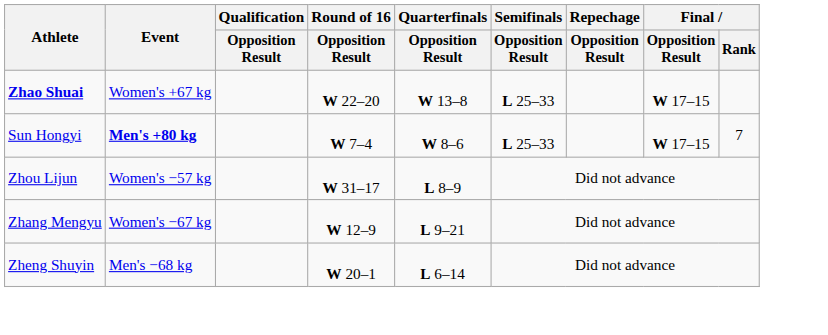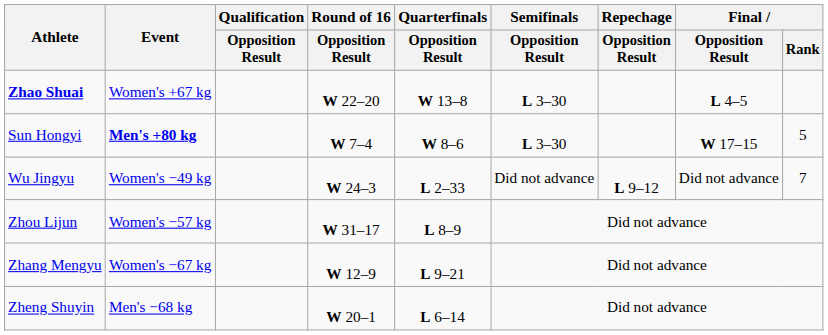(528, 101) L 25–33 -> (544, 101) L 3–30
(681, 101) W 17–15 -> (729, 101) L 4–5
(528, 144) L 25–33 -> (544, 144) L 3–30
(739, 135) 7 -> (803, 135) 5
+ row: (41, 178)
